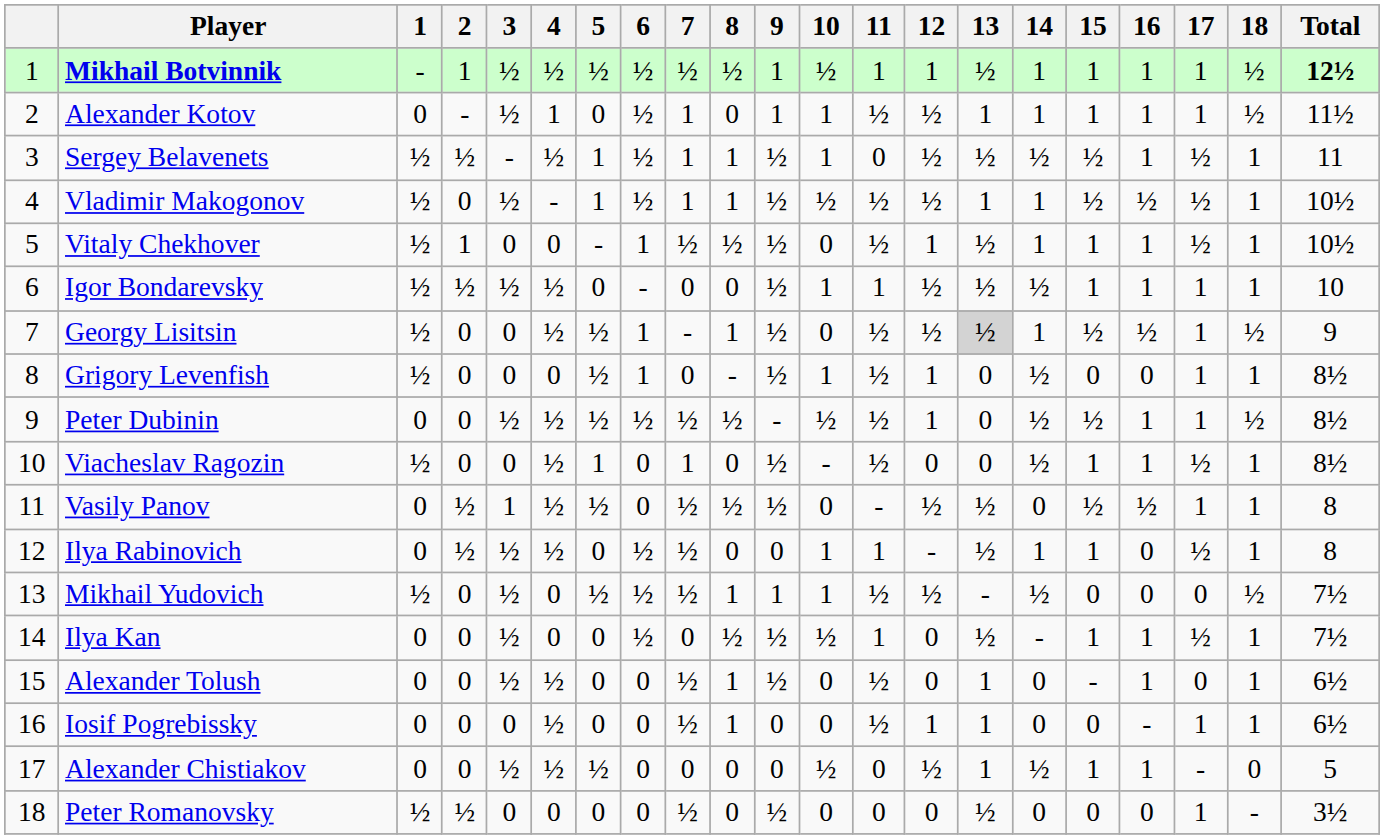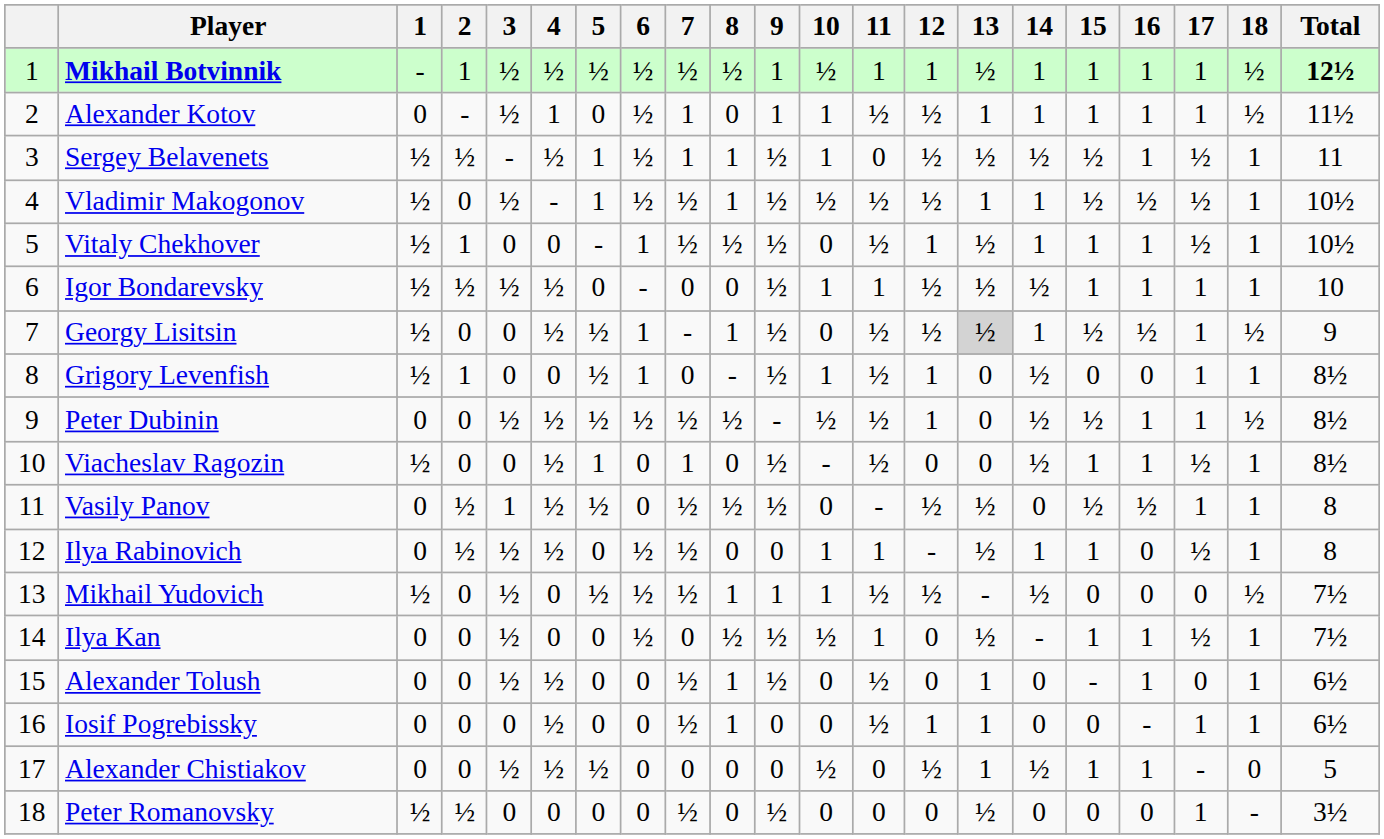(688, 200) 1 -> (688, 200) ½
(465, 375) 0 -> (465, 375) 1
